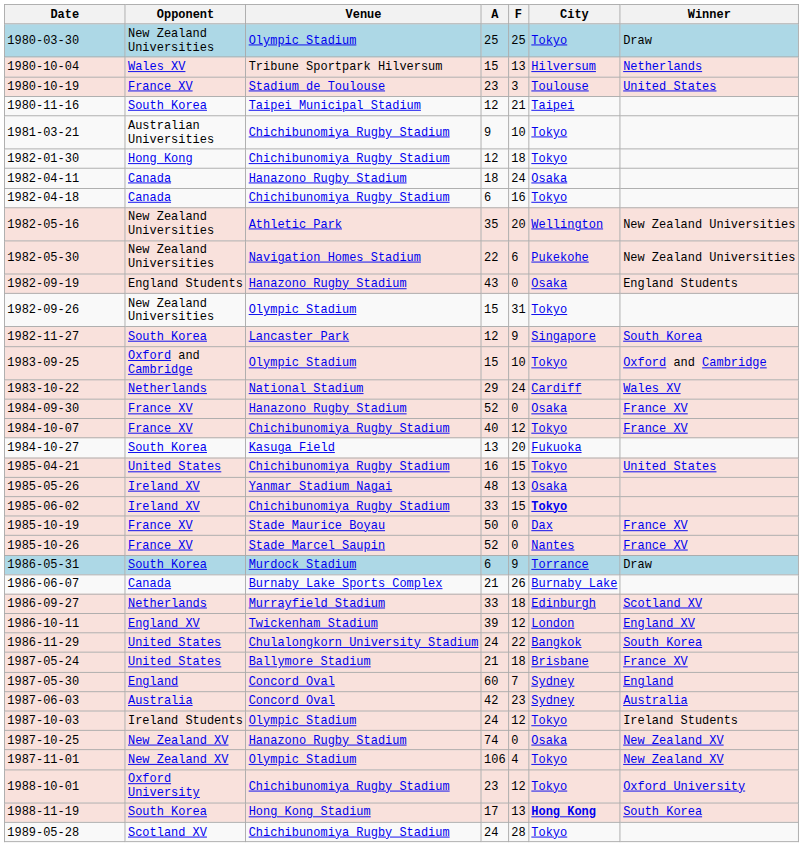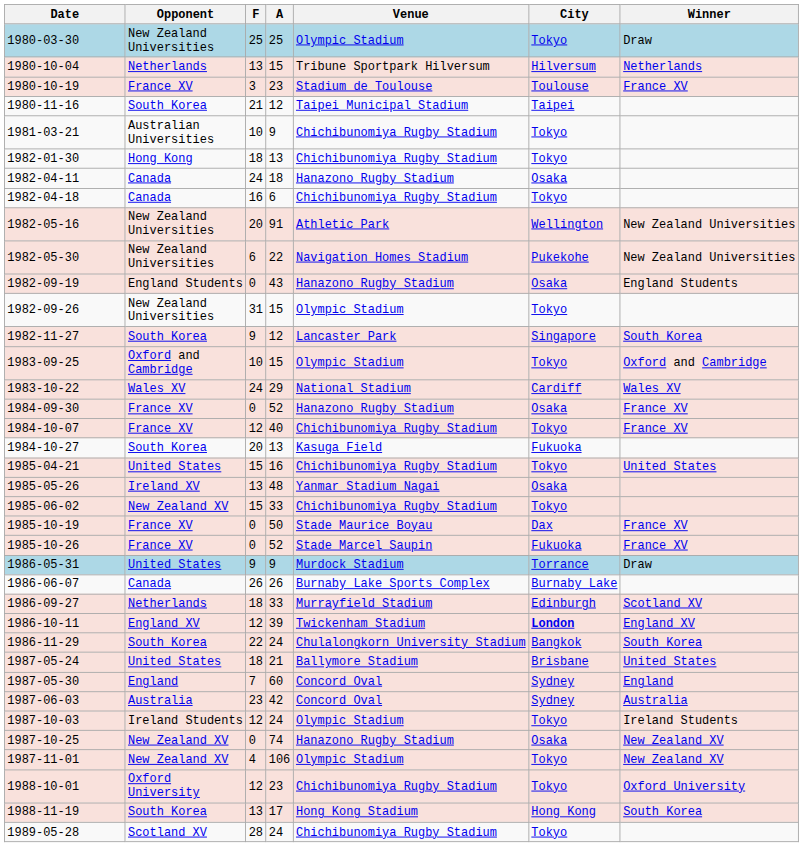columns swapped: (518, 14) <-> (364, 14)
(157, 67) Wales XV -> (167, 67) Netherlands
(670, 86) United States -> (655, 86) France XV
(491, 159) 12 -> (276, 159) 13
(491, 224) 35 -> (276, 224) 91
(167, 389) Netherlands -> (157, 389) Wales XV
(164, 506) Ireland XV -> (178, 506) New Zealand XV
(549, 506) bold -> (549, 506) normal
(553, 545) Nantes -> (556, 545) Fukuoka
(167, 565) South Korea -> (175, 565) United States
(488, 565) 6 -> (272, 565) 9
(491, 584) 21 -> (276, 584) 26
(553, 623) normal -> (553, 623) bold
(175, 643) United States -> (167, 643) South Korea
(655, 662) France XV -> (670, 662) United States
(564, 813) bold -> (564, 813) normal
